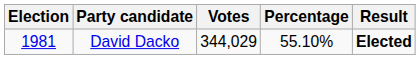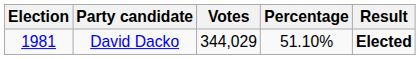(307, 41) 55.10% -> (307, 41) 51.10%
